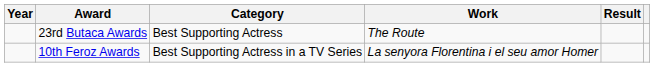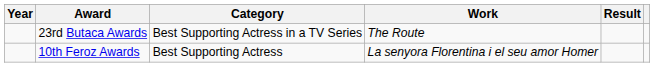(218, 33) Best Supporting Actress -> (257, 33) Best Supporting Actress in a TV Series
(257, 52) Best Supporting Actress in a TV Series -> (218, 52) Best Supporting Actress
